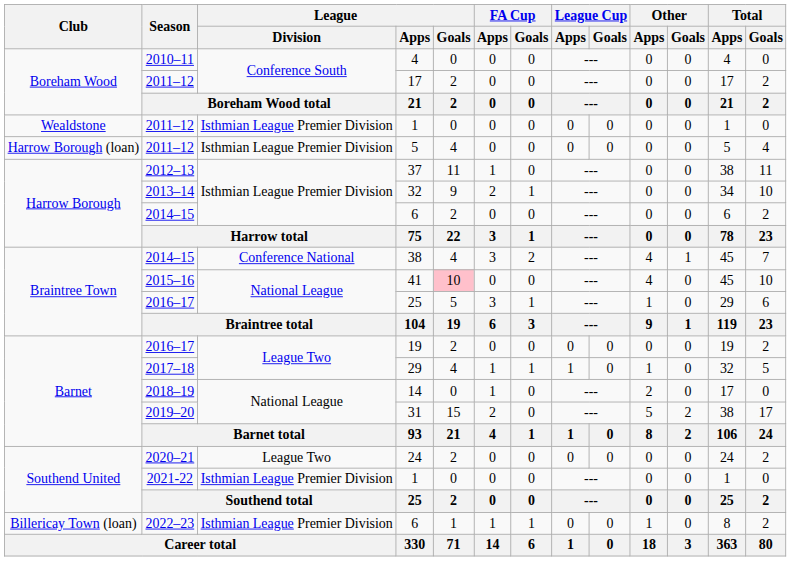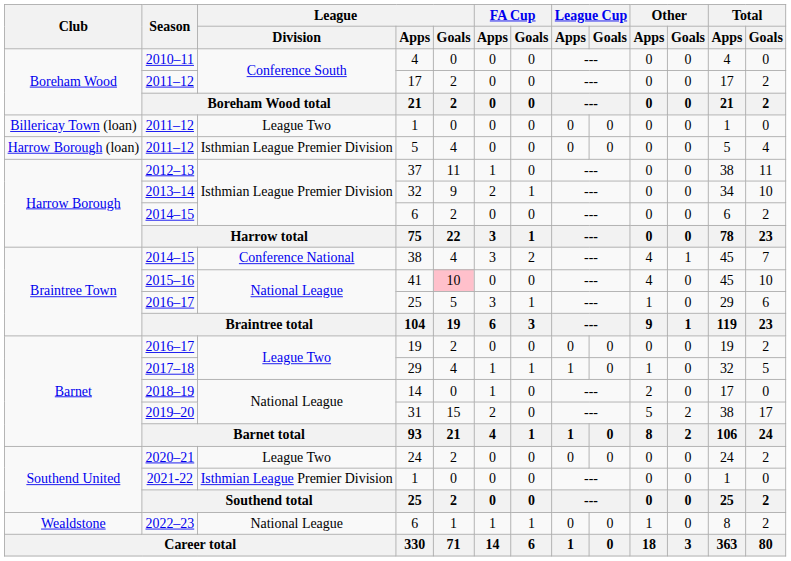(73, 125) Wealdstone -> (73, 125) Billericay Town (loan)
(297, 125) Isthmian League Premier Division -> (297, 125) League Two
(73, 523) Billericay Town (loan) -> (73, 523) Wealdstone
(297, 523) Isthmian League Premier Division -> (297, 523) National League
